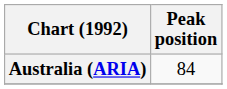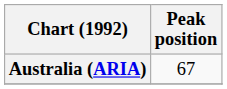(186, 68) 84 -> (186, 68) 67
